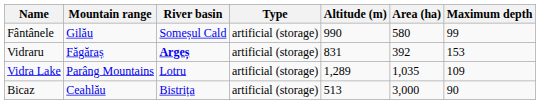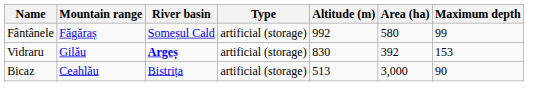(80, 33) Gilău -> (78, 33) Făgăraș
(333, 33) 990 -> (321, 33) 992
(85, 52) Făgăraș -> (73, 52) Gilău
(333, 52) 831 -> (321, 52) 830
- row: (34, 71)
